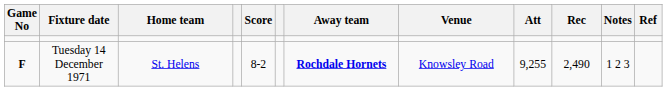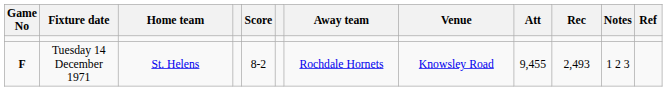(341, 63) bold -> (341, 63) normal
(533, 63) 9,255 -> (533, 63) 9,455
(577, 63) 2,490 -> (577, 63) 2,493
